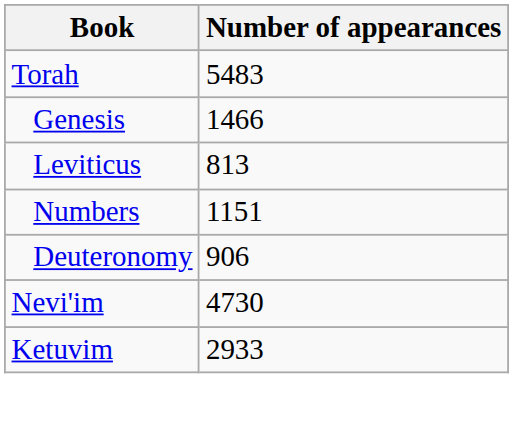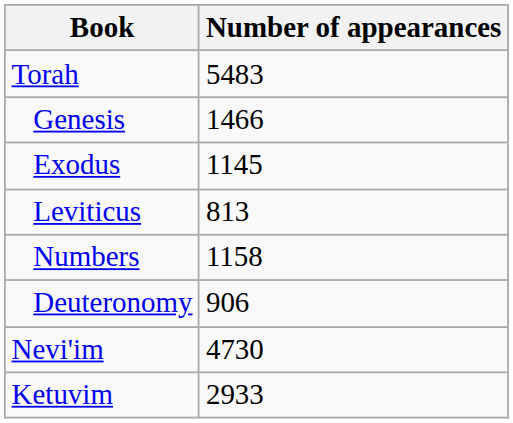+ row: (66, 165)
(234, 211) 1151 -> (234, 257) 1158
